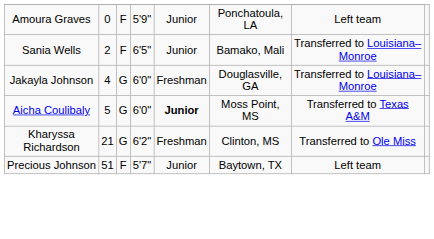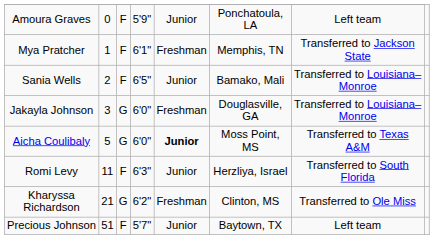+ row: (51, 50)
(107, 80) 4 -> (107, 110) 3
+ row: (51, 171)
